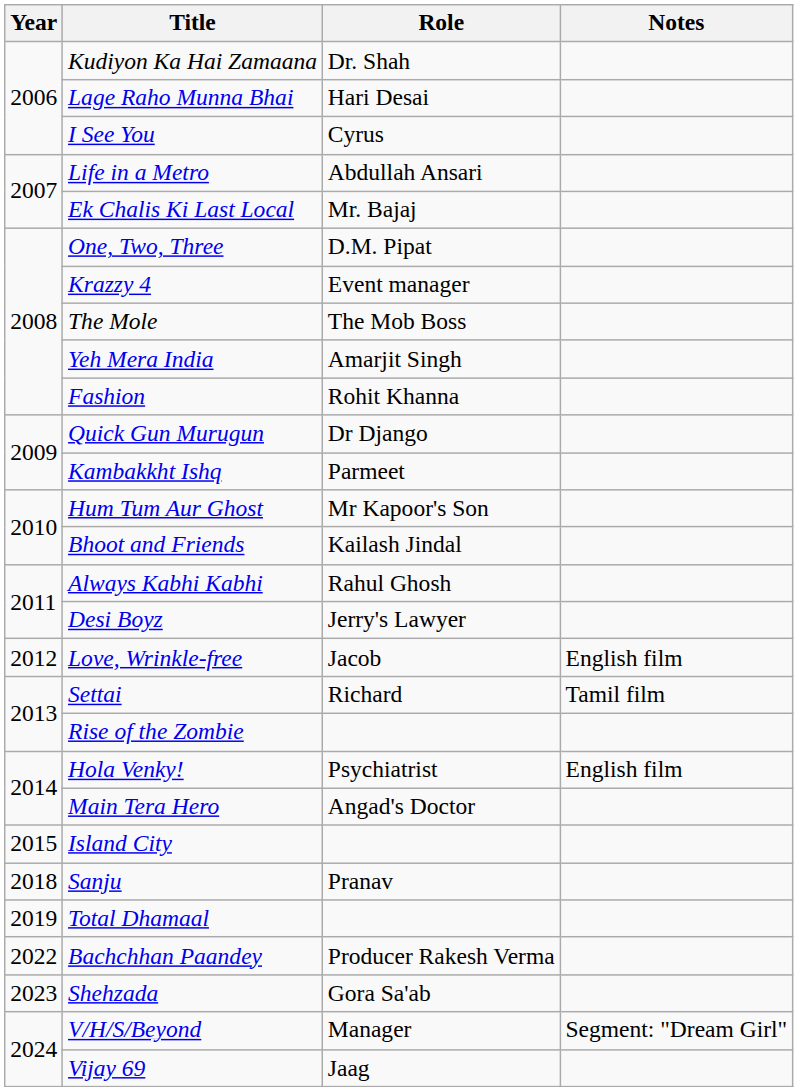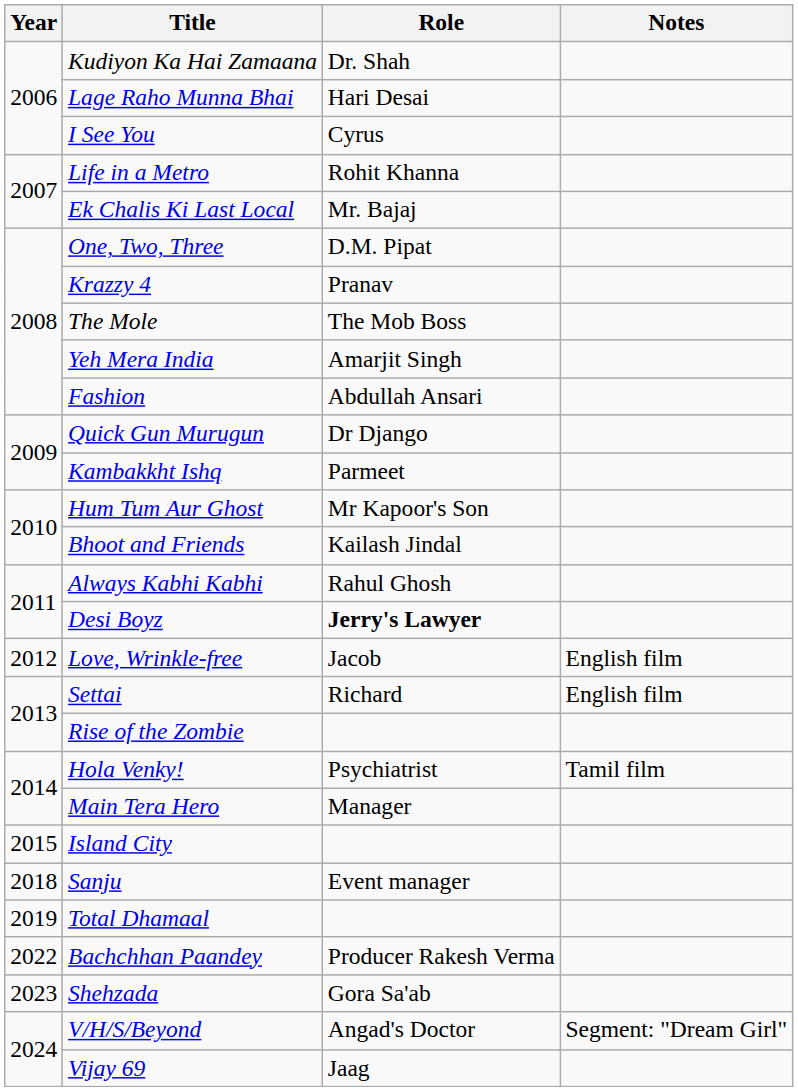(405, 172) Abdullah Ansari -> (393, 172) Rohit Khanna
(399, 284) Event manager -> (360, 284) Pranav
(393, 396) Rohit Khanna -> (405, 396) Abdullah Ansari
(397, 619) normal -> (405, 619) bold
(615, 694) Tamil film -> (624, 694) English film
(624, 769) English film -> (615, 769) Tamil film
(401, 806) Angad's Doctor -> (370, 806) Manager
(360, 881) Pranav -> (399, 881) Event manager
(370, 1030) Manager -> (401, 1030) Angad's Doctor
